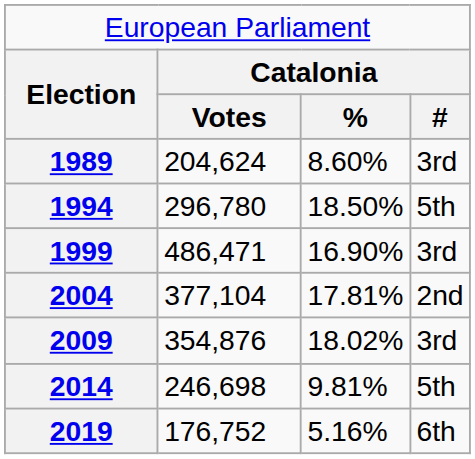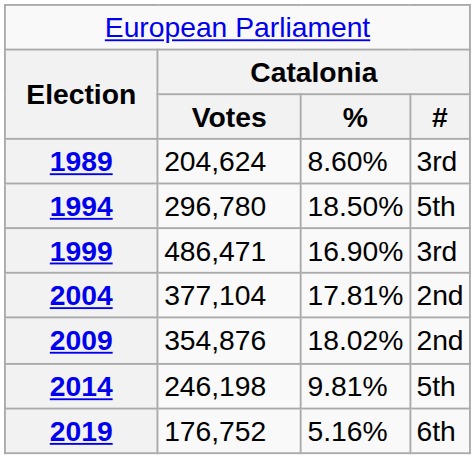(437, 341) 3rd -> (440, 341) 2nd
(215, 386) 246,698 -> (215, 386) 246,198
